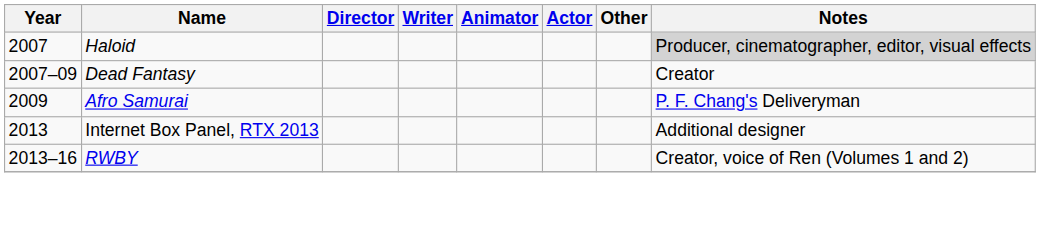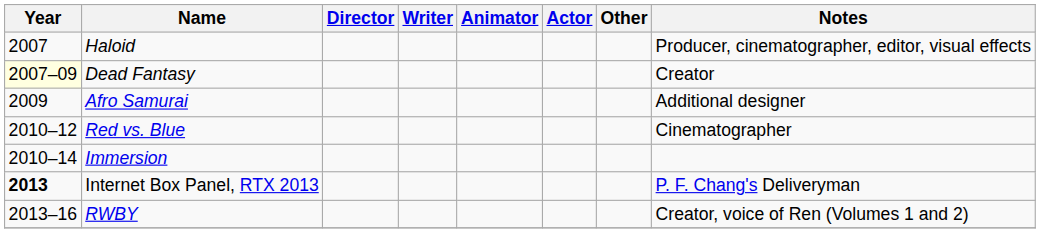(843, 46) lightgrey background -> (843, 46) no background
(43, 74) no background -> (43, 74) lightyellow background
(758, 102) P. F. Chang's Deliveryman -> (730, 102) Additional designer
+ row: (135, 130)
+ row: (126, 158)
(28, 130) normal -> (28, 185) bold
(730, 130) Additional designer -> (758, 185) P. F. Chang's Deliveryman
